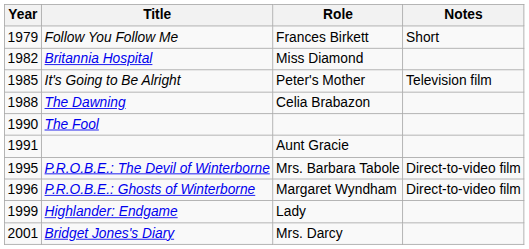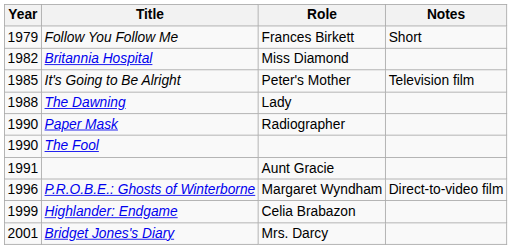(323, 102) Celia Brabazon -> (277, 102) Lady
+ row: (81, 124)
- row: (157, 168)
(291, 211) Lady -> (309, 211) Celia Brabazon
